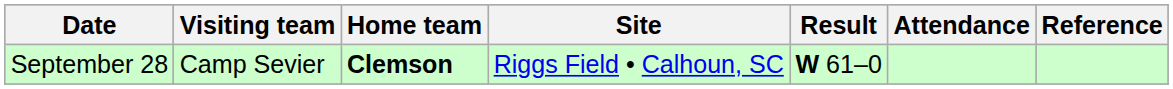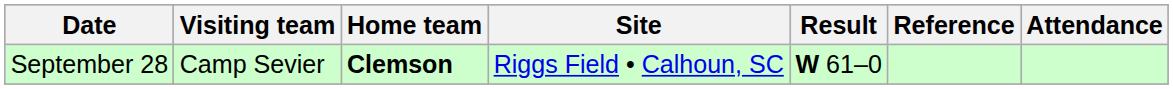columns swapped: (962, 25) <-> (1102, 25)
